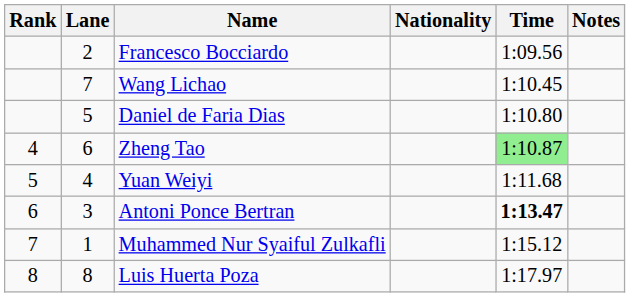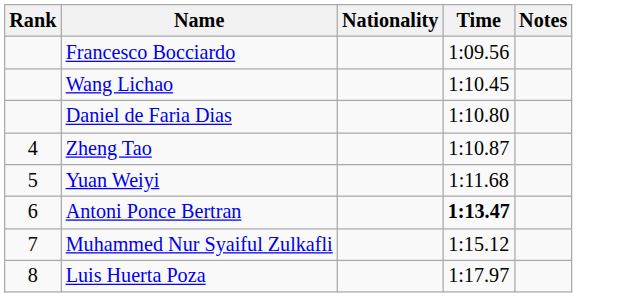- column: (87, 20)
(532, 148) lightgreen background -> (479, 148) no background
